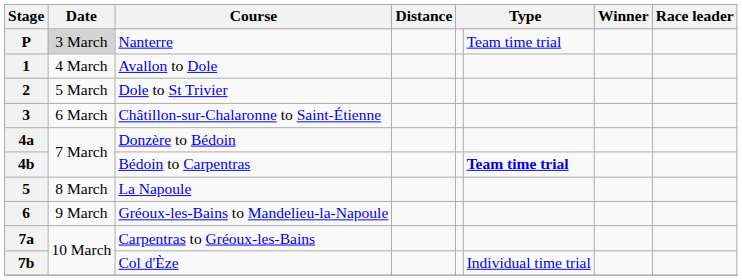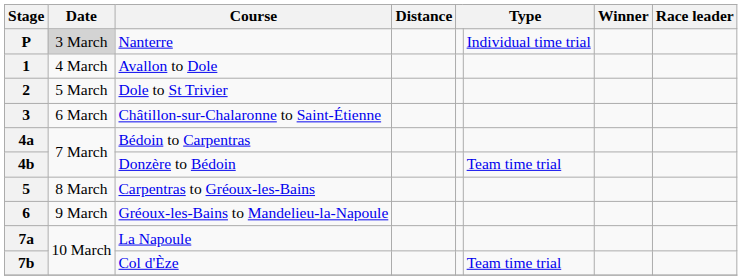(514, 41) Team time trial -> (529, 41) Individual time trial
(177, 139) Donzère to Bédoin -> (184, 139) Bédoin to Carpentras
(184, 164) Bédoin to Carpentras -> (177, 164) Donzère to Bédoin
(518, 164) bold -> (514, 164) normal
(155, 189) La Napoule -> (217, 189) Carpentras to Gréoux-les-Bains
(217, 238) Carpentras to Gréoux-les-Bains -> (155, 238) La Napoule
(529, 262) Individual time trial -> (514, 262) Team time trial
